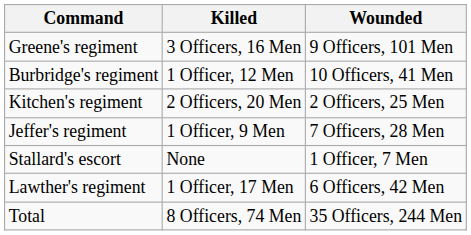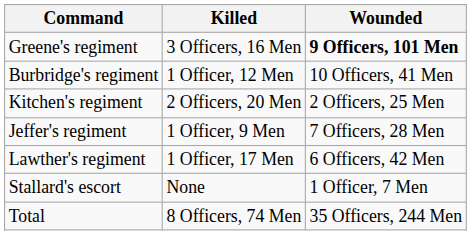(381, 46) normal -> (384, 46) bold
rows swapped: (77, 187) <-> (65, 159)
